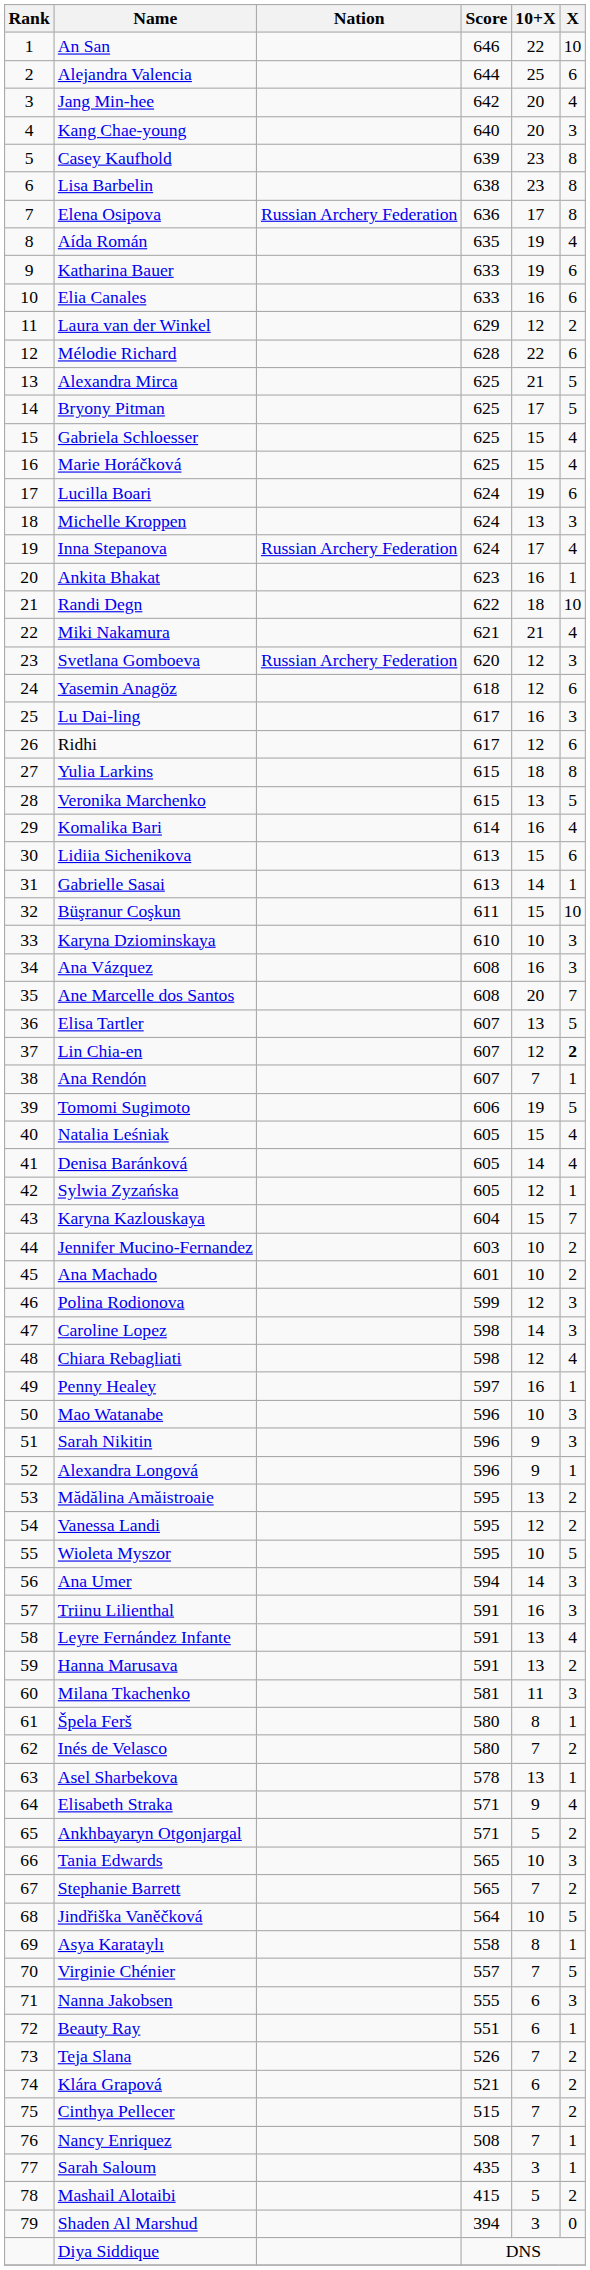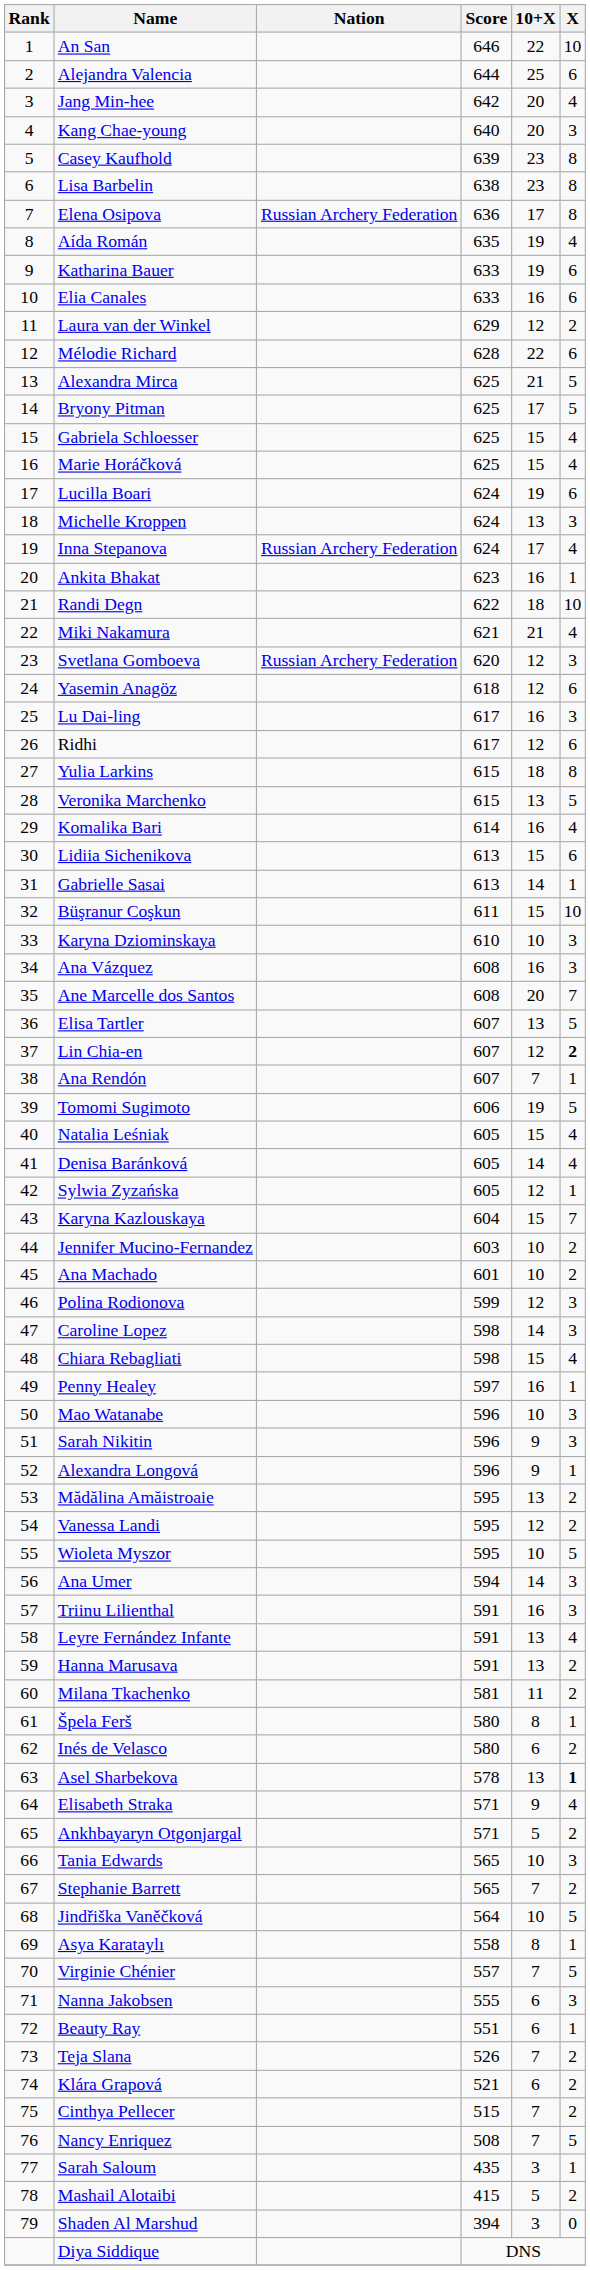(536, 1358) 12 -> (536, 1358) 15
(573, 1693) 3 -> (573, 1693) 2
(536, 1749) 7 -> (536, 1749) 6
(573, 1776) normal -> (573, 1776) bold
(573, 2139) 1 -> (573, 2139) 5
